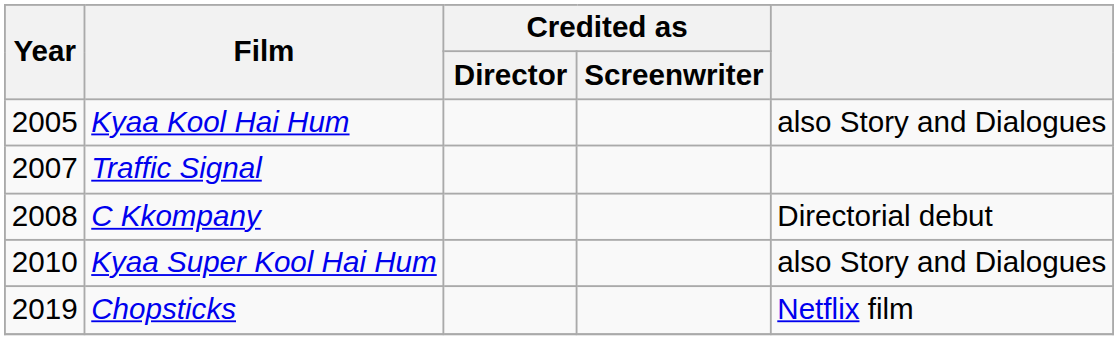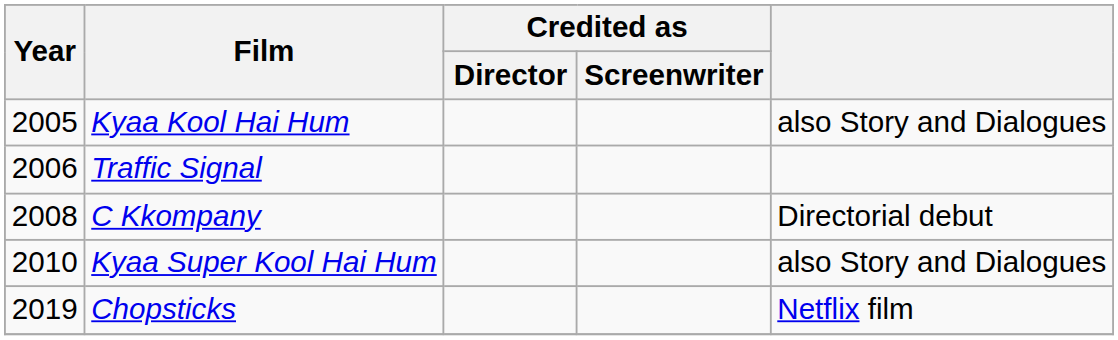(45, 168) 2007 -> (45, 168) 2006
